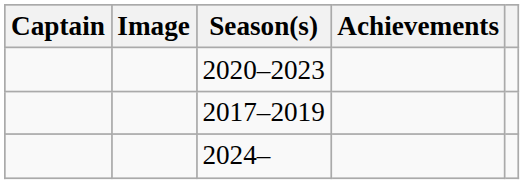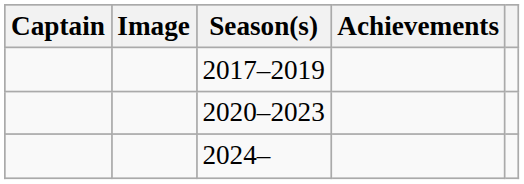rows swapped: (264, 112) <-> (264, 69)
